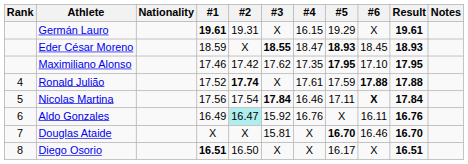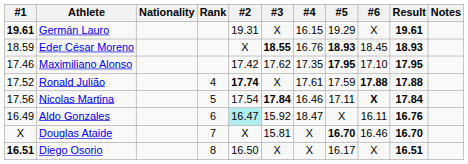columns swapped: (20, 13) <-> (213, 13)
(309, 47) 18.47 -> (309, 47) 16.76
(309, 116) 16.76 -> (309, 116) 18.47
